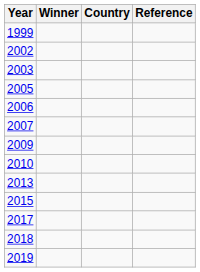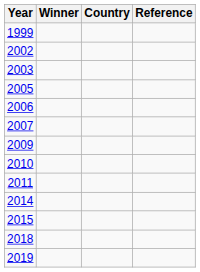+ row: (20, 182)
- row: (20, 182)
+ row: (20, 201)
- row: (20, 220)
